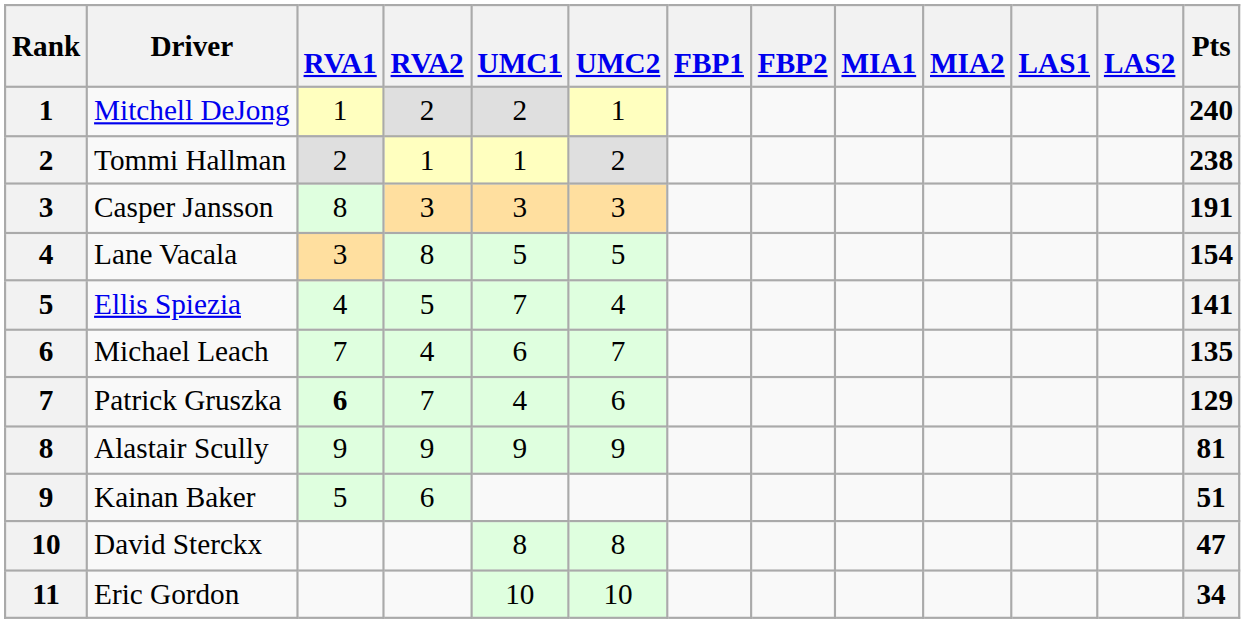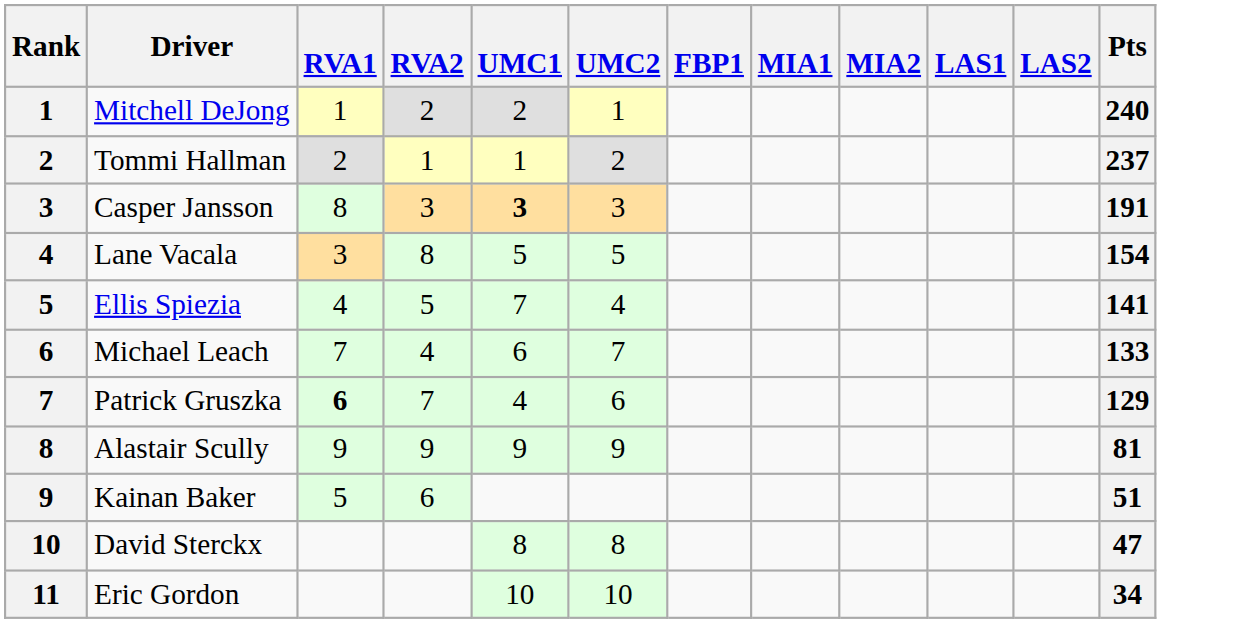- column: (793, 62)
(1211, 159) 238 -> (1127, 159) 237
(520, 207) normal -> (520, 207) bold
(1211, 352) 135 -> (1127, 352) 133
